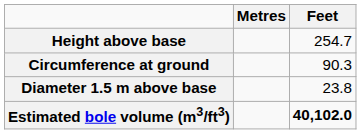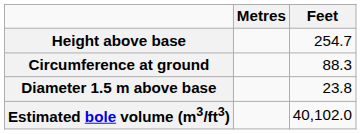(337, 64) 90.3 -> (337, 64) 88.3
(322, 115) bold -> (322, 115) normal
